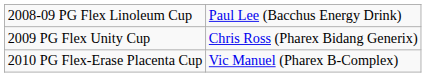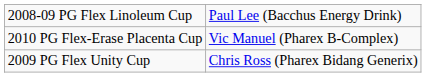rows swapped: (79, 38) <-> (105, 60)
